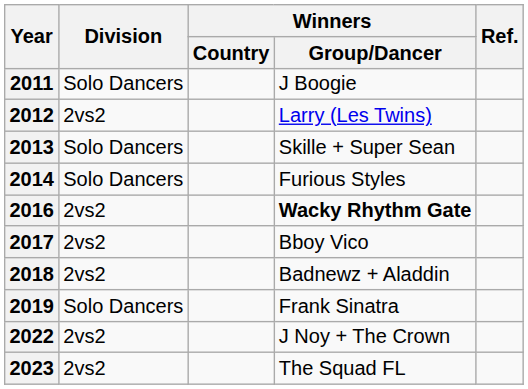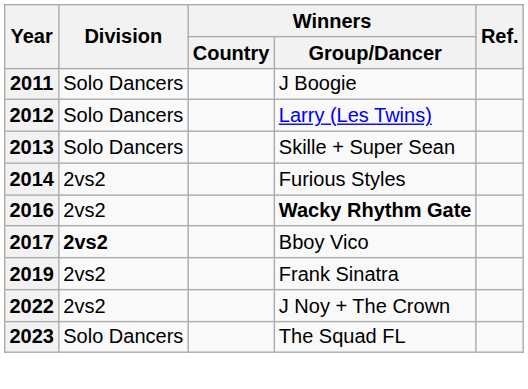(84, 116) 2vs2 -> (123, 116) Solo Dancers
(123, 179) Solo Dancers -> (84, 179) 2vs2
(84, 242) normal -> (86, 242) bold
- row: (32, 274)
(123, 305) Solo Dancers -> (84, 274) 2vs2
(84, 369) 2vs2 -> (123, 337) Solo Dancers
